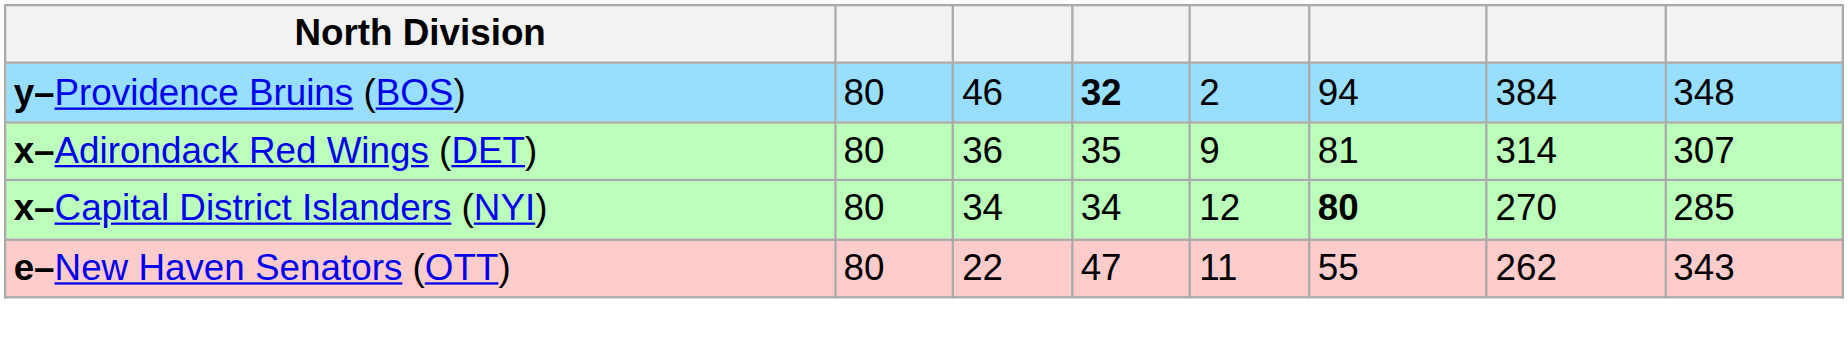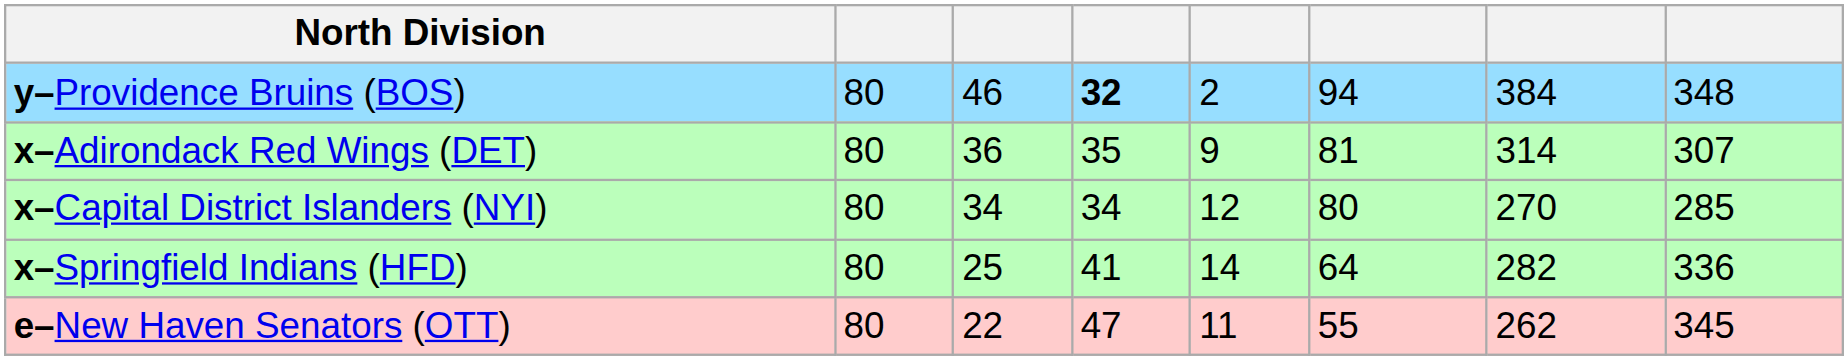(1338, 208) bold -> (1338, 208) normal
+ row: (241, 267)
(1704, 267) 343 -> (1704, 325) 345
